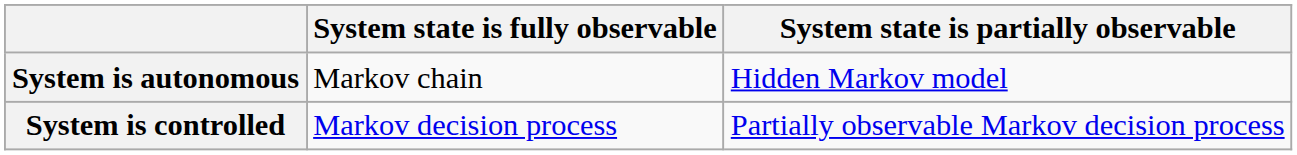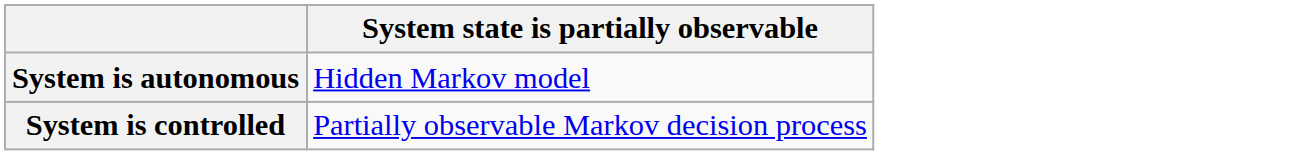- column: (515, 28)
